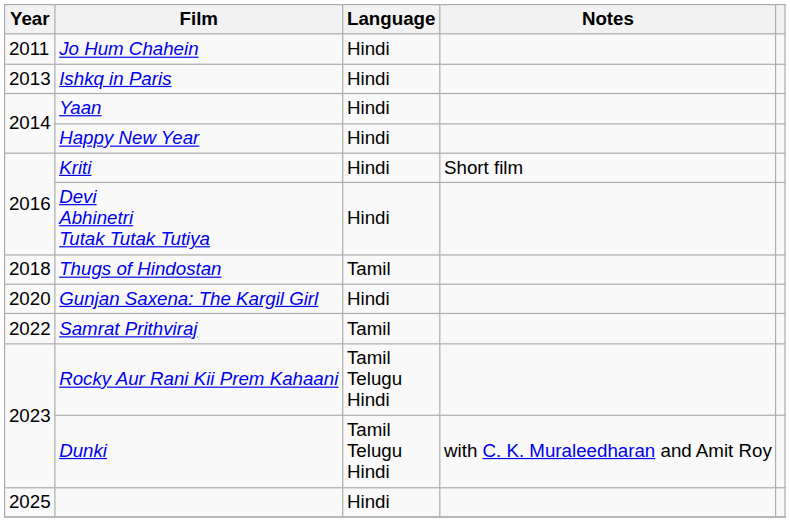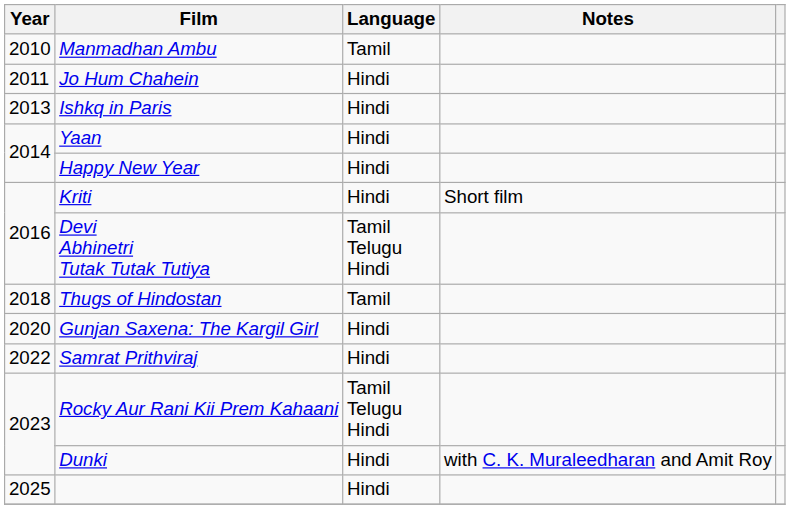+ row: (30, 49)
(368, 218) Hindi -> (375, 248) Tamil Telugu Hindi
(369, 328) Tamil -> (368, 358) Hindi
(375, 451) Tamil Telugu Hindi -> (368, 459) Hindi
